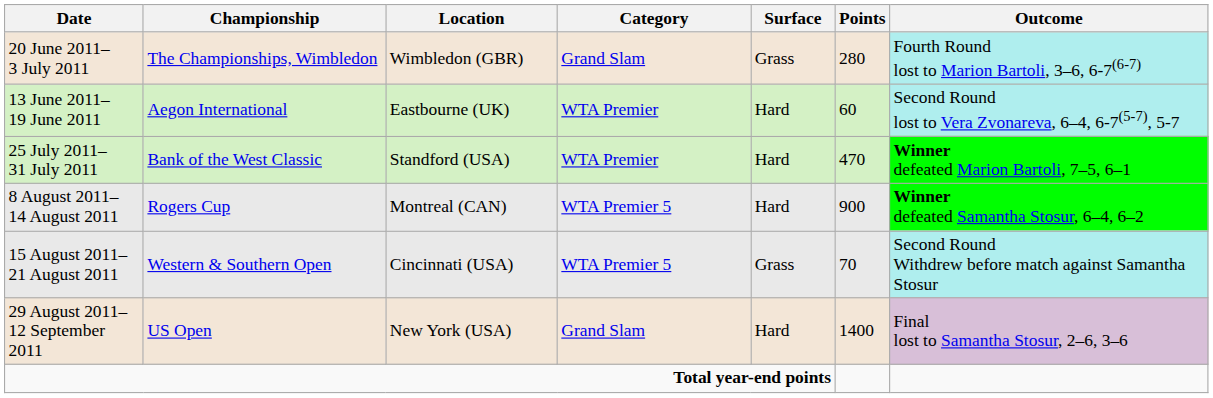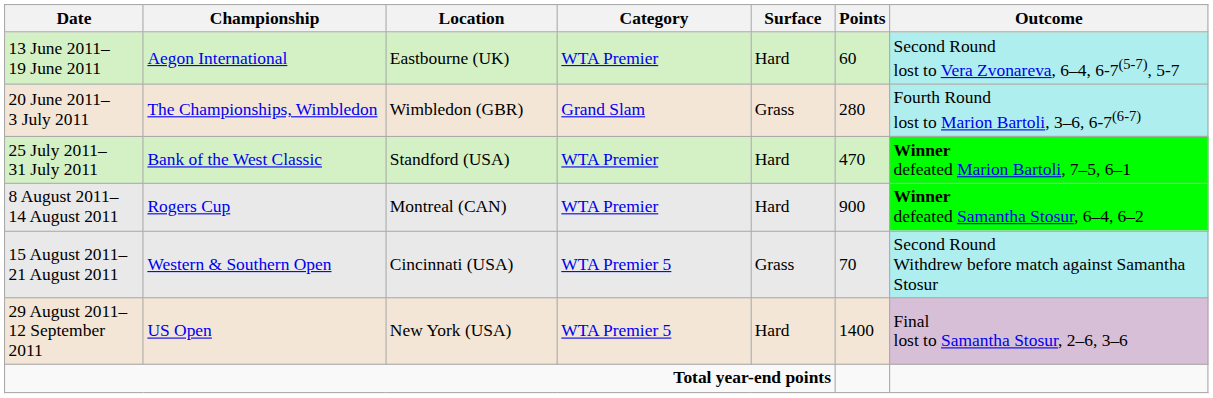rows swapped: (59, 110) <-> (59, 58)
(616, 207) WTA Premier 5 -> (610, 207) WTA Premier
(603, 331) Grand Slam -> (616, 331) WTA Premier 5
